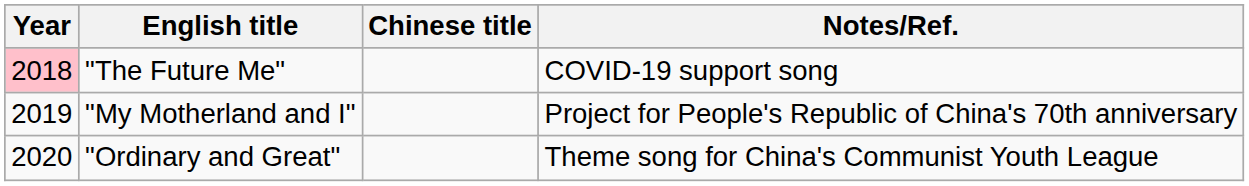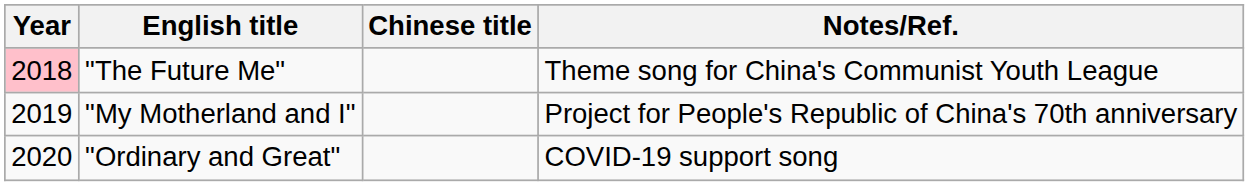(691, 69) COVID-19 support song -> (852, 69) Theme song for China's Communist Youth League
(852, 157) Theme song for China's Communist Youth League -> (691, 157) COVID-19 support song
